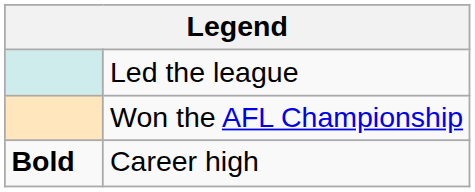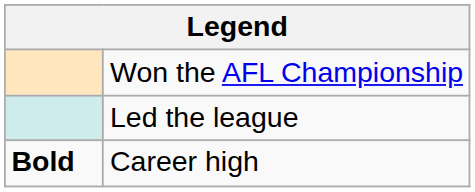rows swapped: (287, 117) <-> (204, 72)
